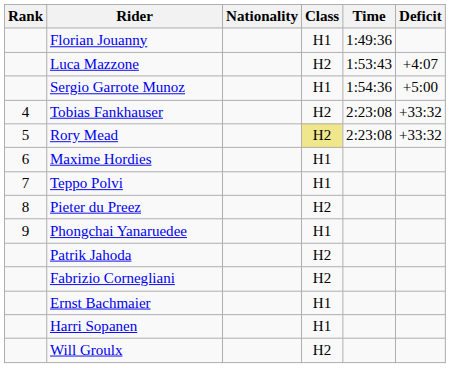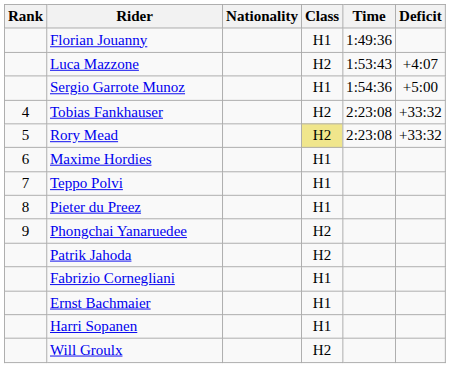(322, 207) H2 -> (322, 207) H1
(322, 231) H1 -> (322, 231) H2
(322, 278) H2 -> (322, 278) H1
